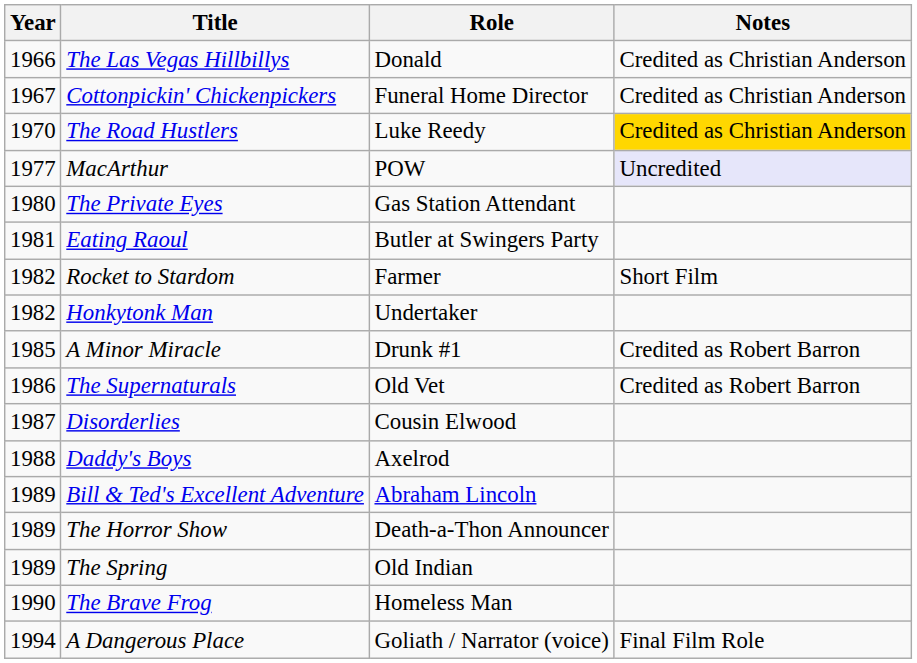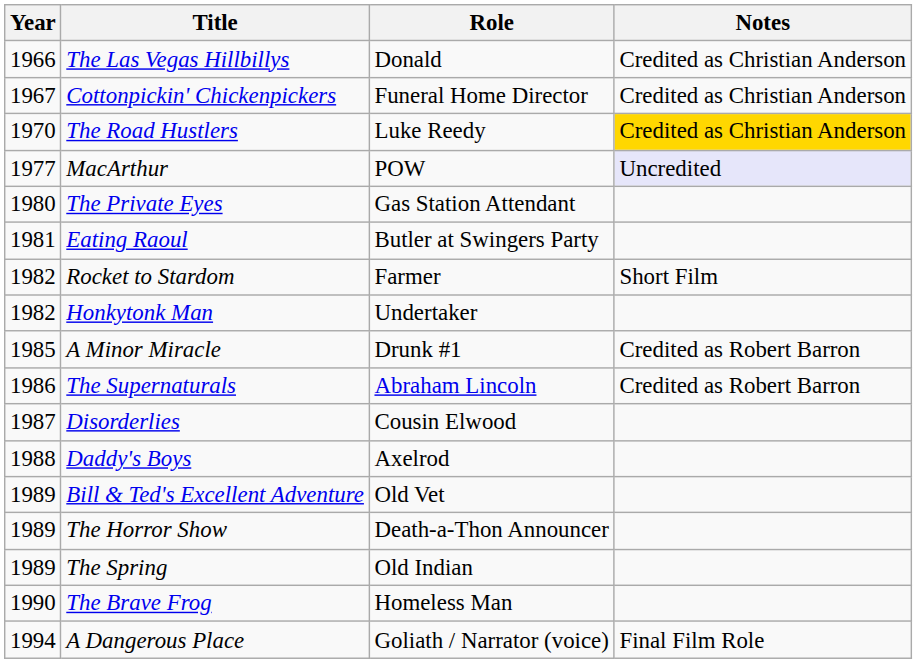(410, 385) Old Vet -> (455, 385) Abraham Lincoln
(455, 494) Abraham Lincoln -> (410, 494) Old Vet
